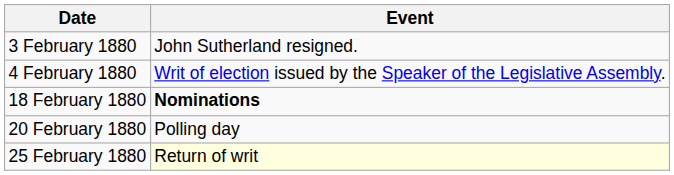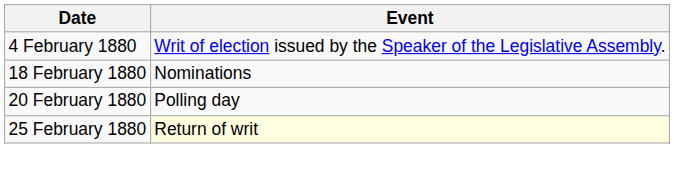- row: (73, 45)
(207, 101) bold -> (203, 73) normal
